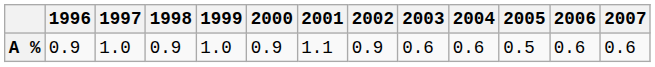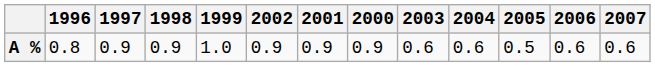columns swapped: (272, 19) <-> (373, 19)
(65, 48) 0.9 -> (65, 48) 0.8
(115, 48) 1.0 -> (115, 48) 0.9
(317, 48) 1.1 -> (317, 48) 0.9
